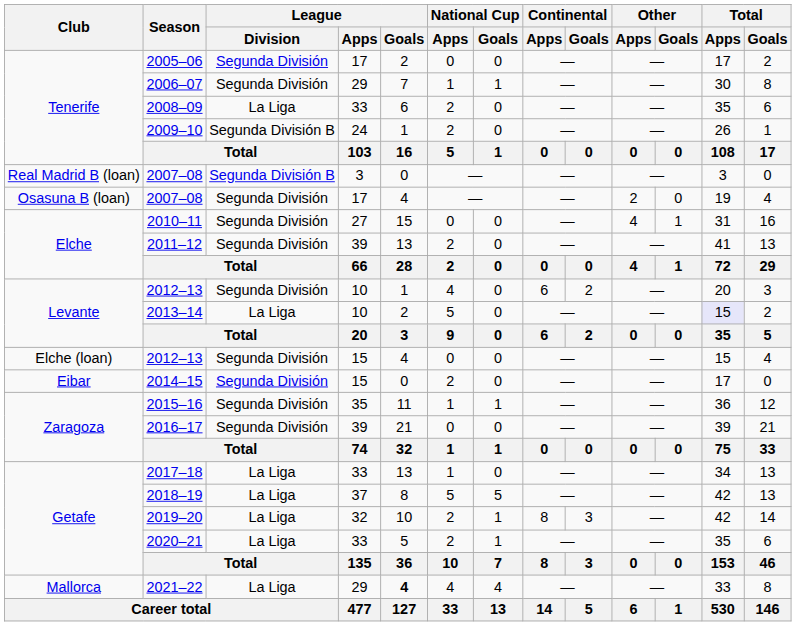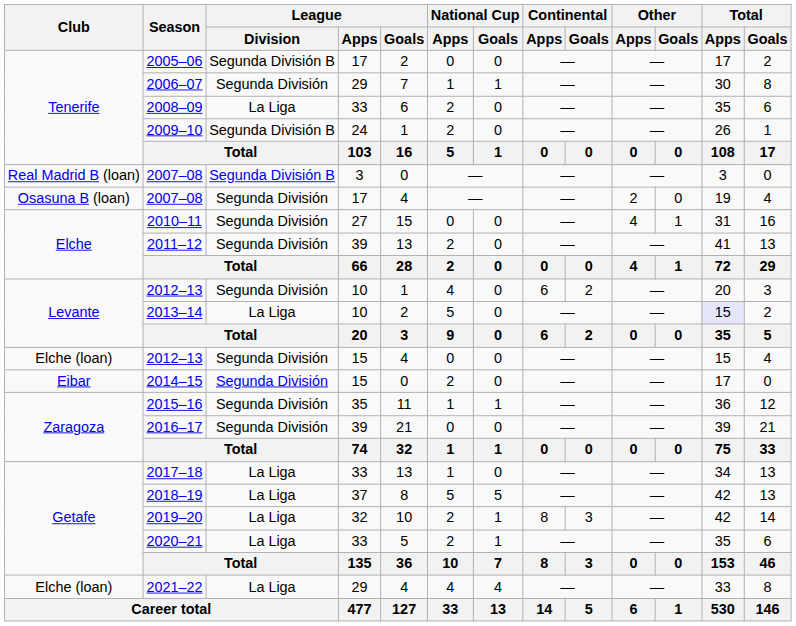(272, 61) Segunda División -> (272, 61) Segunda División B
(74, 586) Mallorca -> (74, 586) Elche (loan)
(404, 586) bold -> (404, 586) normal
